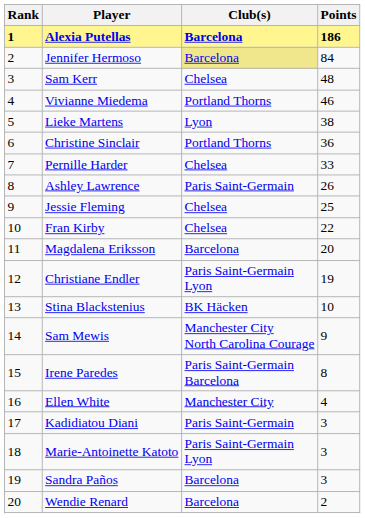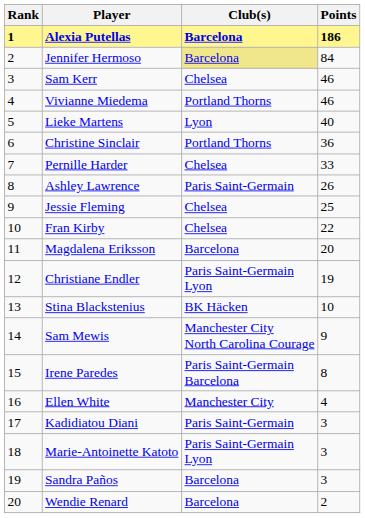(327, 79) 48 -> (327, 79) 46
(327, 121) 38 -> (327, 121) 40
